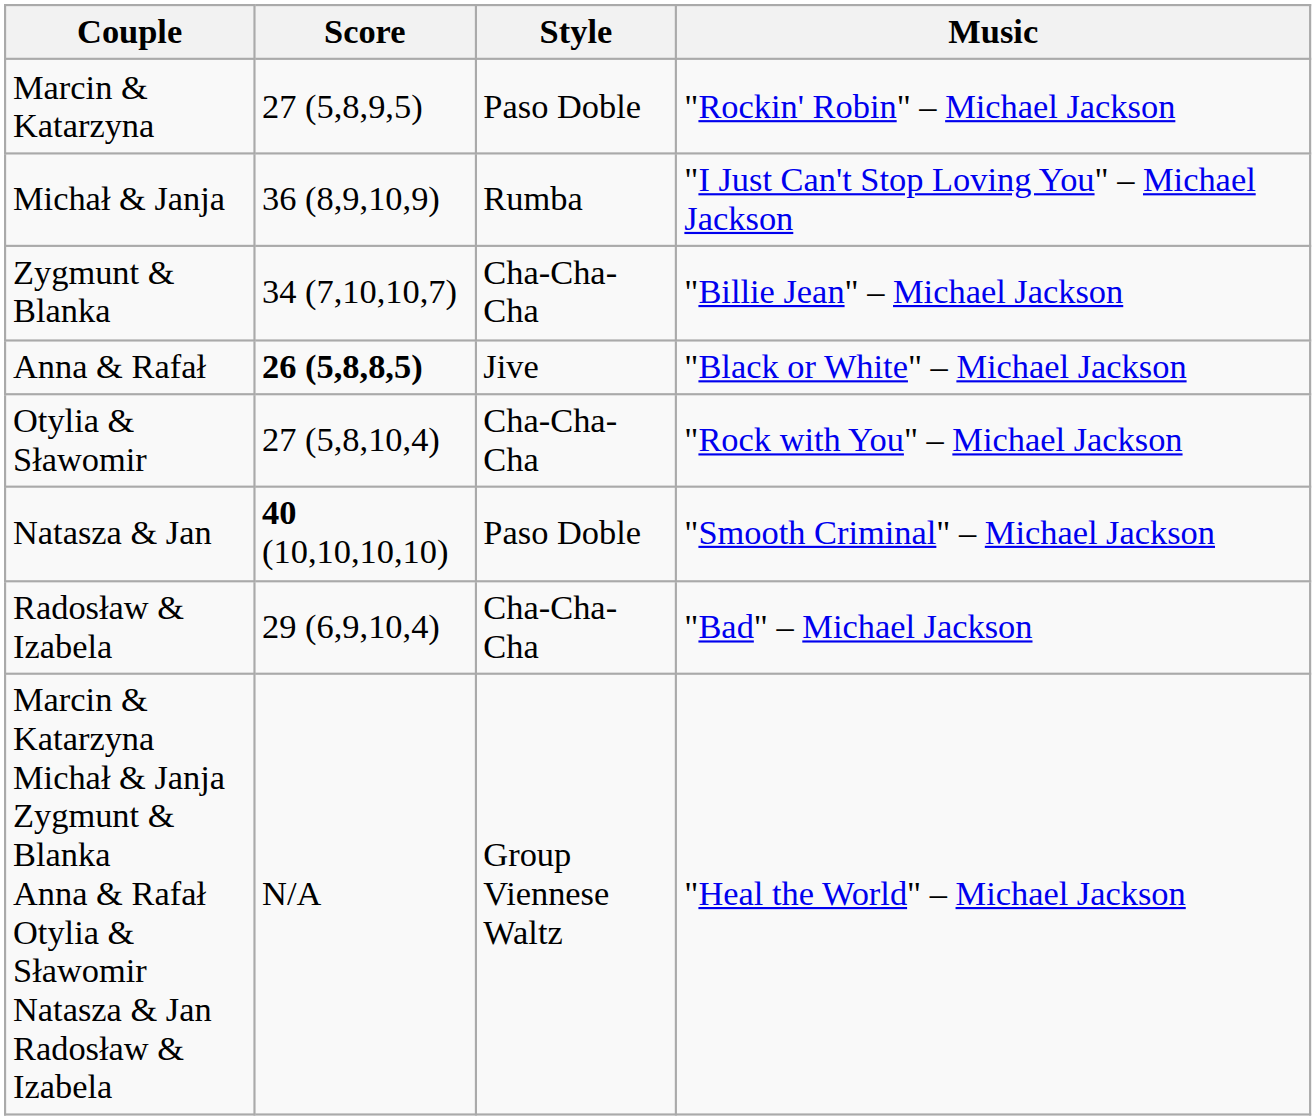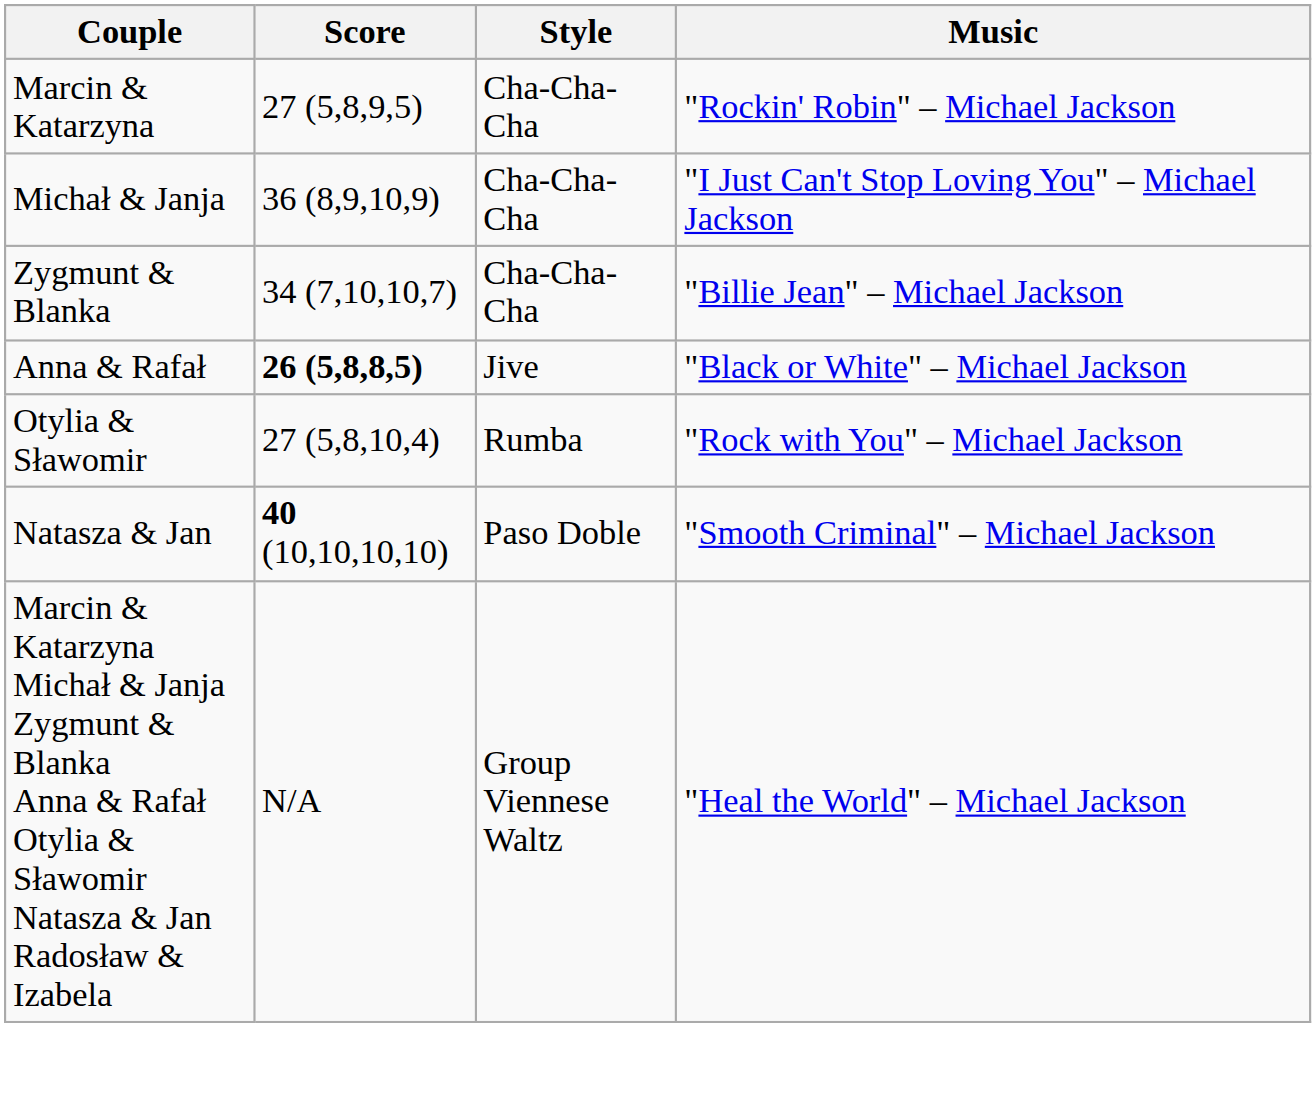(562, 105) Paso Doble -> (550, 105) Cha-Cha-Cha
(533, 198) Rumba -> (550, 198) Cha-Cha-Cha
(550, 440) Cha-Cha-Cha -> (533, 440) Rumba
- row: (99, 626)
